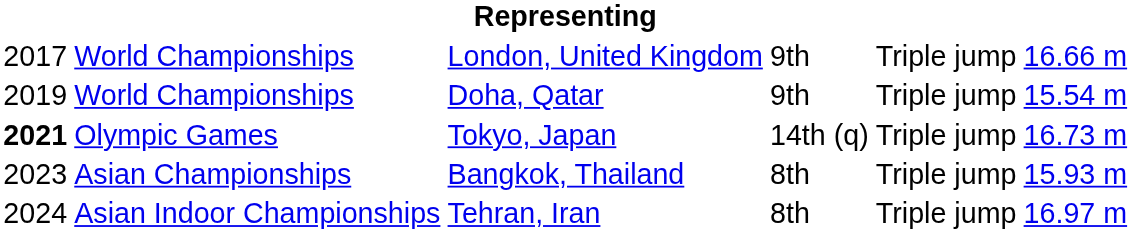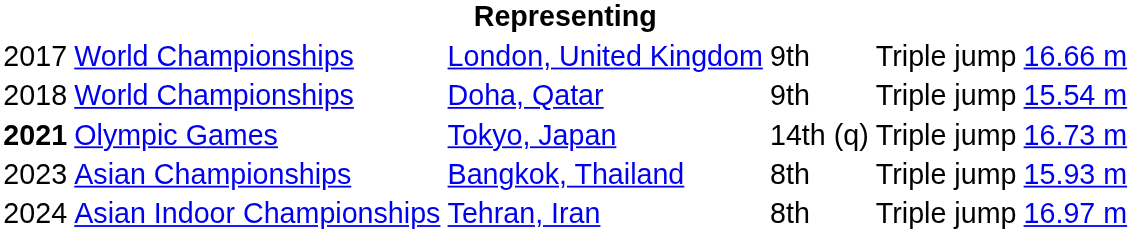(35, 95) 2019 -> (35, 95) 2018
